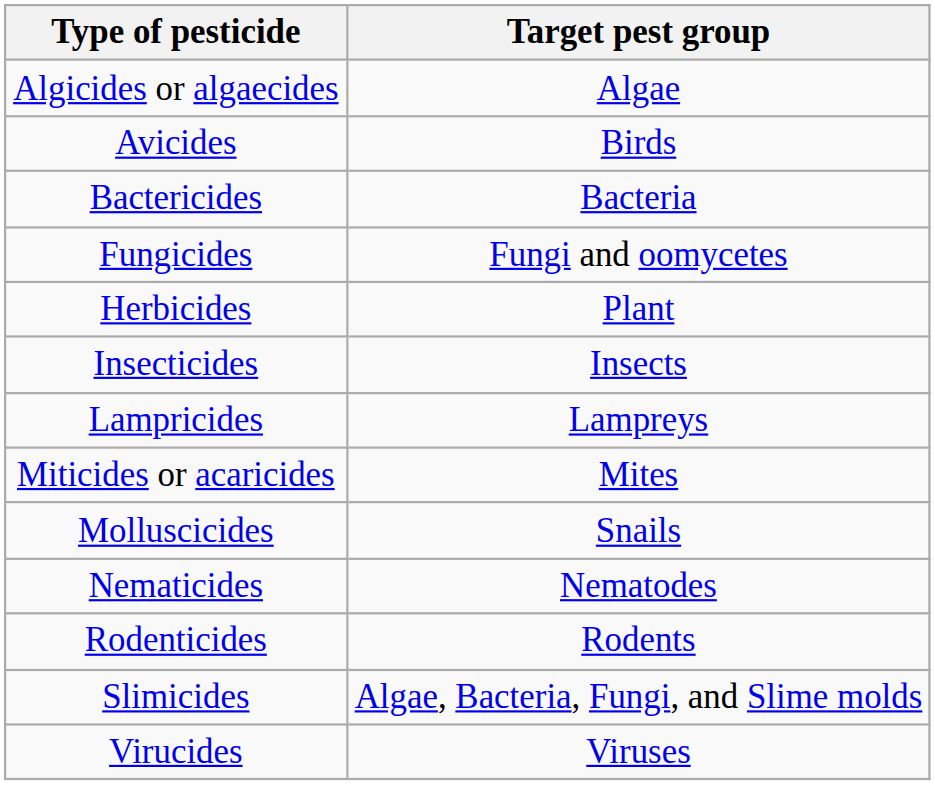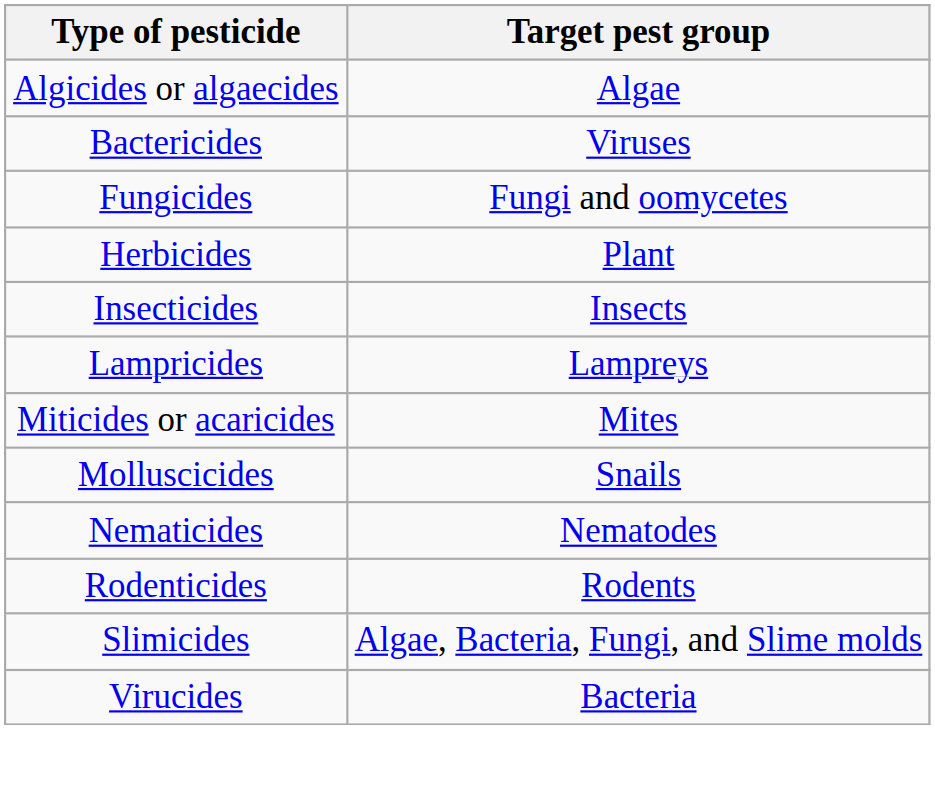- row: (176, 142)
(638, 198) Bacteria -> (638, 142) Viruses
(638, 751) Viruses -> (638, 695) Bacteria
